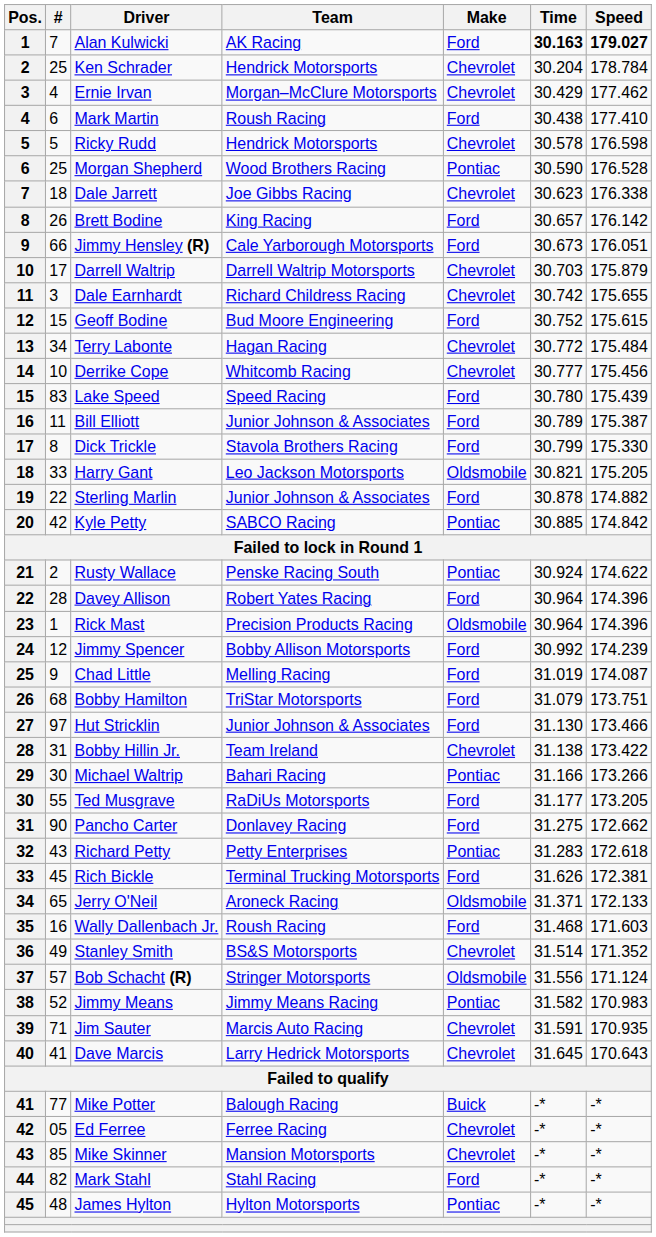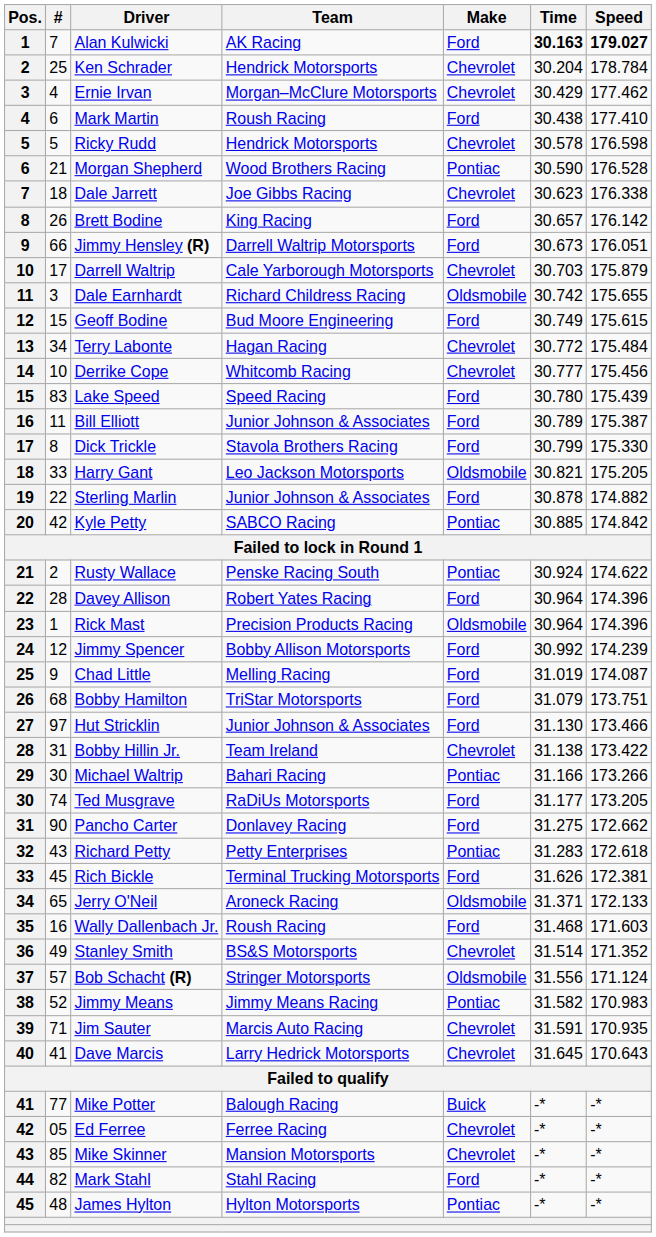(58, 169) 25 -> (58, 169) 21
(330, 245) Cale Yarborough Motorsports -> (320, 245) Darrell Waltrip Motorsports
(320, 270) Darrell Waltrip Motorsports -> (330, 270) Cale Yarborough Motorsports
(481, 295) Chevrolet -> (487, 295) Oldsmobile
(558, 321) 30.752 -> (558, 321) 30.749
(58, 801) 55 -> (58, 801) 74
